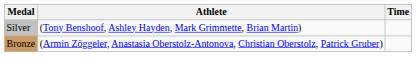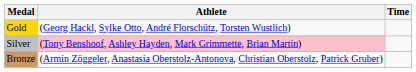+ row: (17, 28)
(171, 28) no background -> (171, 43) pink background
